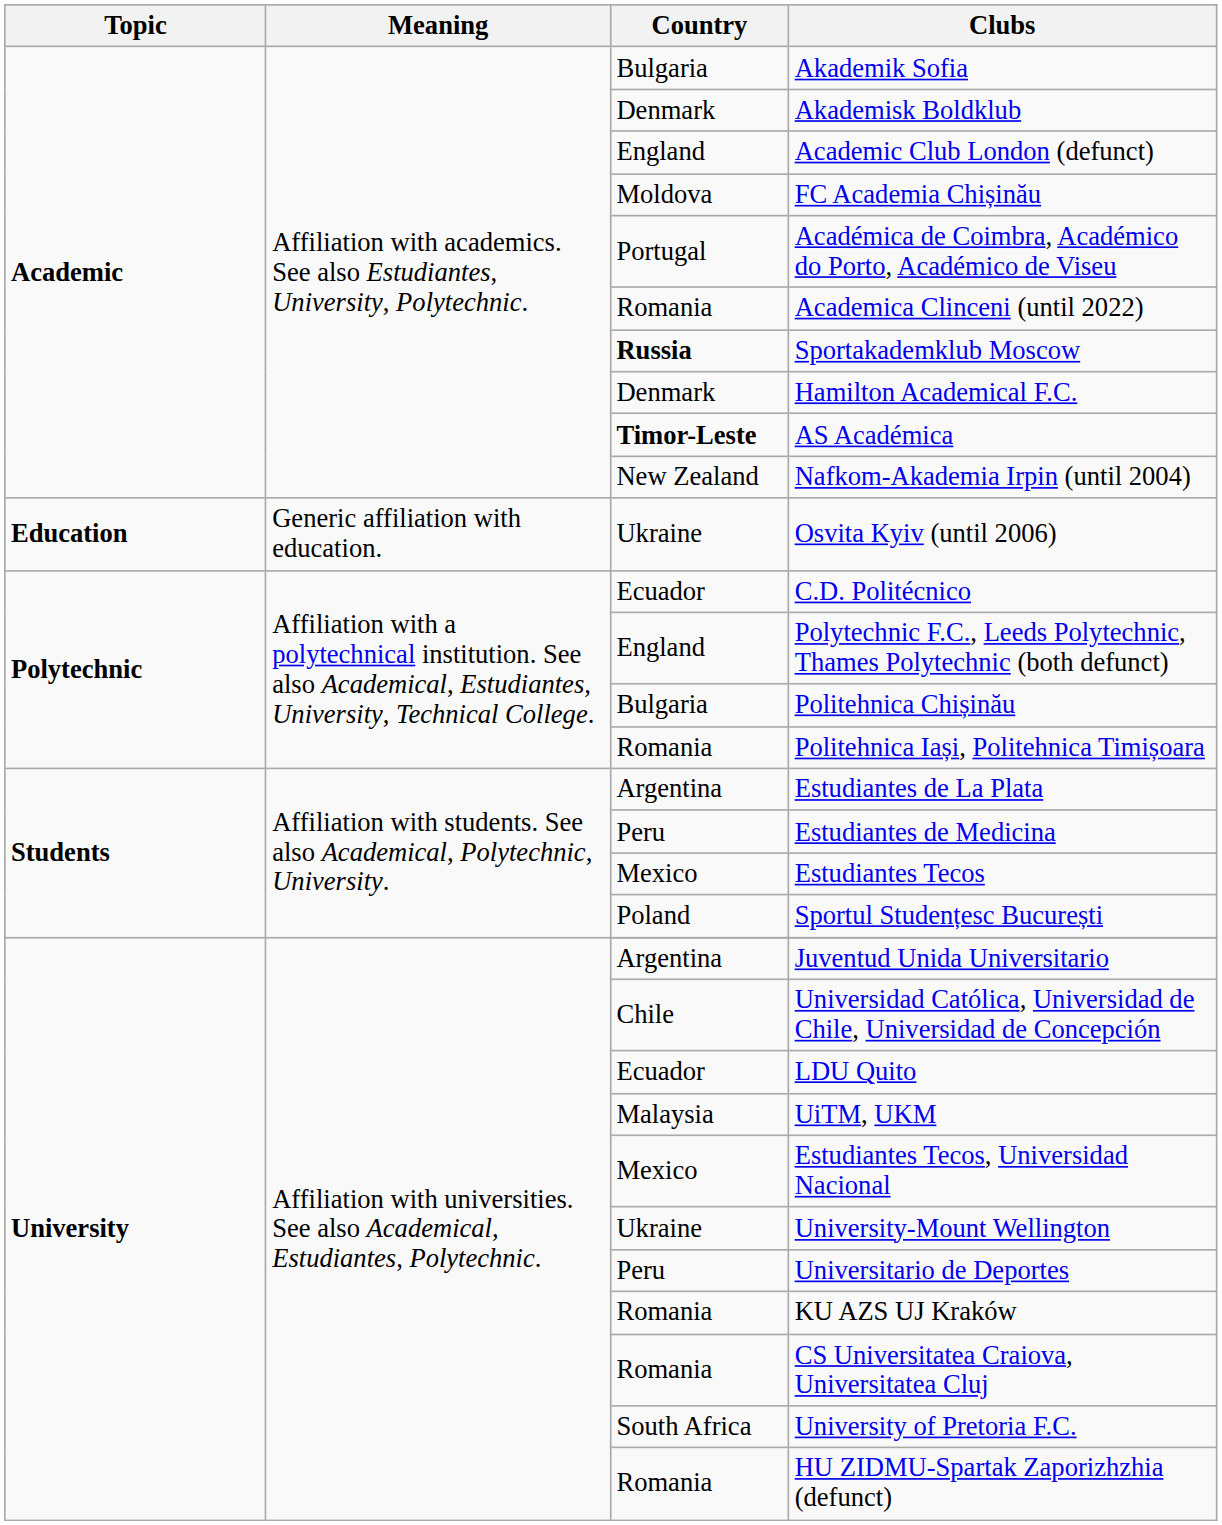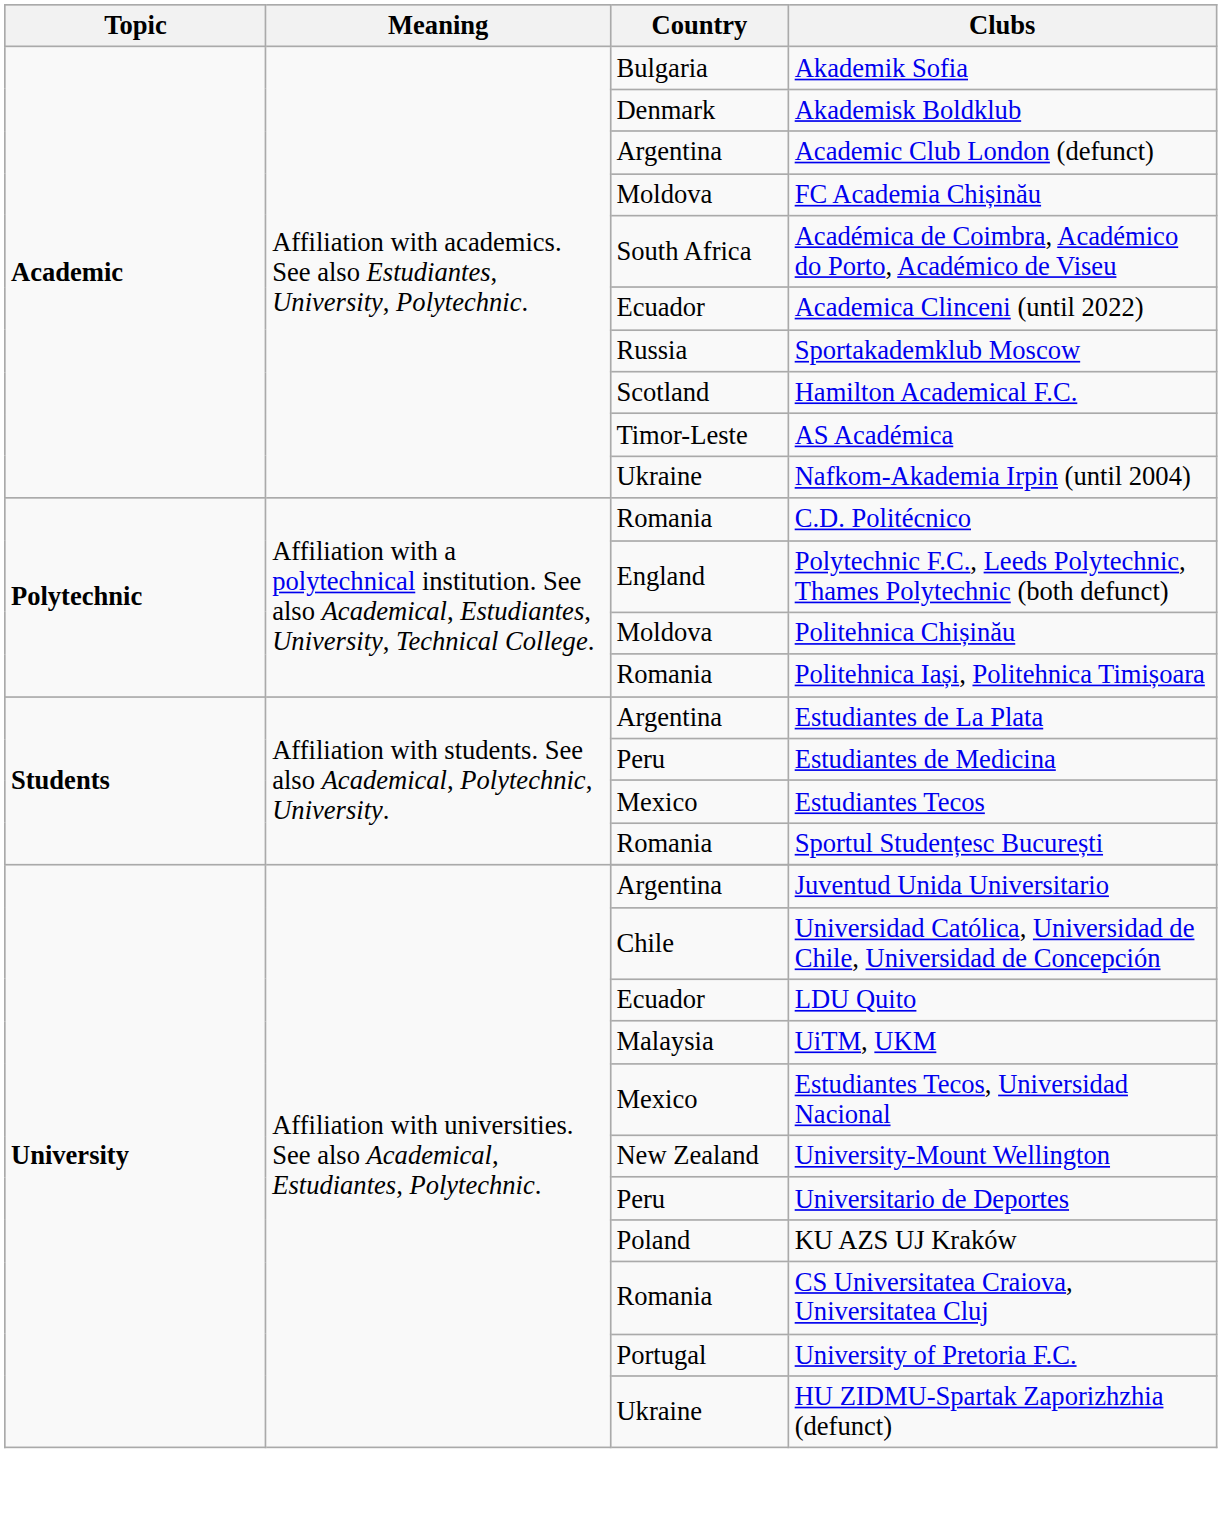(661, 151) England -> (669, 151) Argentina
(661, 251) Portugal -> (684, 251) South Africa
(664, 308) Romania -> (661, 308) Ecuador
(654, 350) bold -> (652, 350) normal
(666, 392) Denmark -> (663, 392) Scotland
(687, 434) bold -> (682, 434) normal
(688, 476) New Zealand -> (659, 476) Ukraine
- row: (926, 533)
(661, 590) Ecuador -> (664, 518) Romania
(662, 704) Bulgaria -> (664, 632) Moldova
(653, 915) Poland -> (664, 843) Romania
(659, 1228) Ukraine -> (688, 1156) New Zealand
(664, 1312) Romania -> (653, 1240) Poland
(684, 1426) South Africa -> (661, 1354) Portugal
(664, 1483) Romania -> (659, 1411) Ukraine
